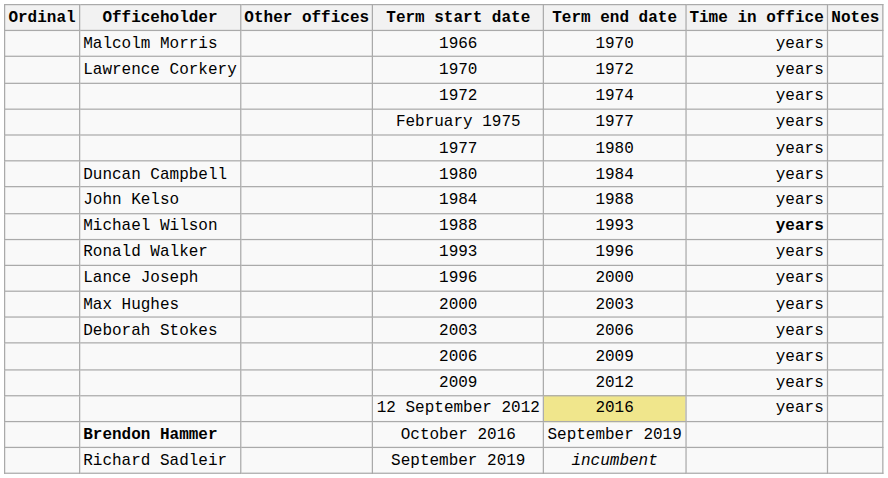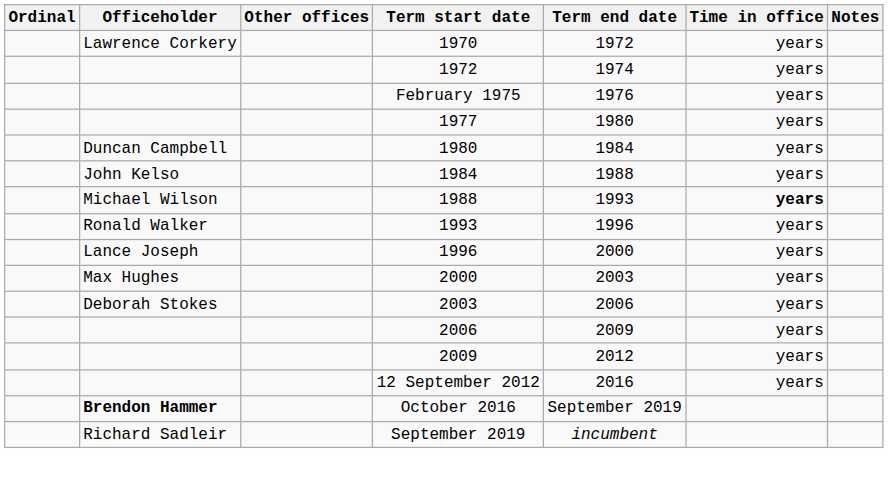- row: (458, 44)
(615, 122) 1977 -> (615, 96) 1976
(615, 409) khaki background -> (615, 382) no background
